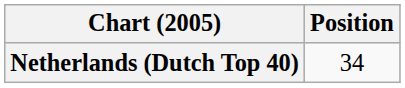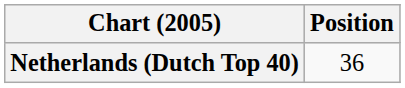(352, 62) 34 -> (352, 62) 36
